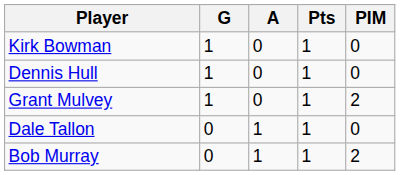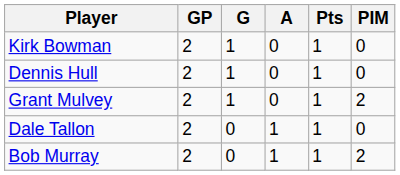+ column: (200, 18)
